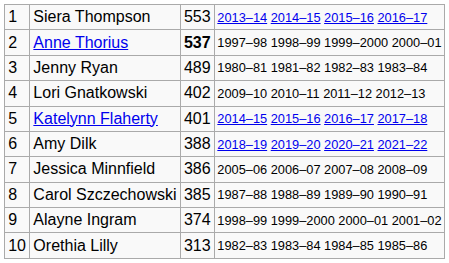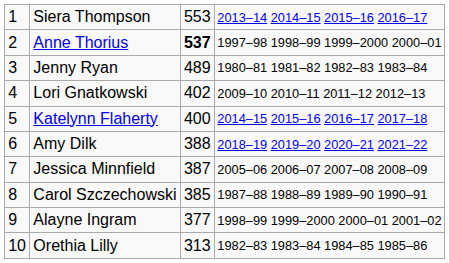(197, 118) 401 -> (197, 118) 400
(197, 169) 386 -> (197, 169) 387
(197, 220) 374 -> (197, 220) 377
